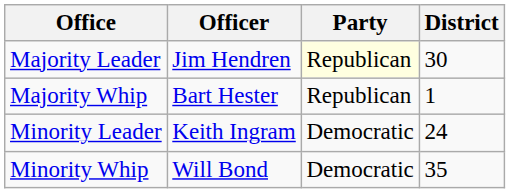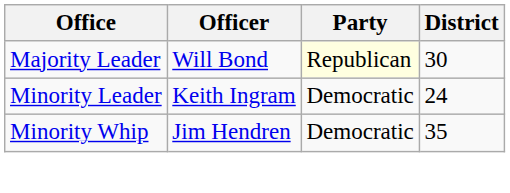(231, 59) Jim Hendren -> (220, 59) Will Bond
- row: (79, 95)
(220, 168) Will Bond -> (231, 132) Jim Hendren
